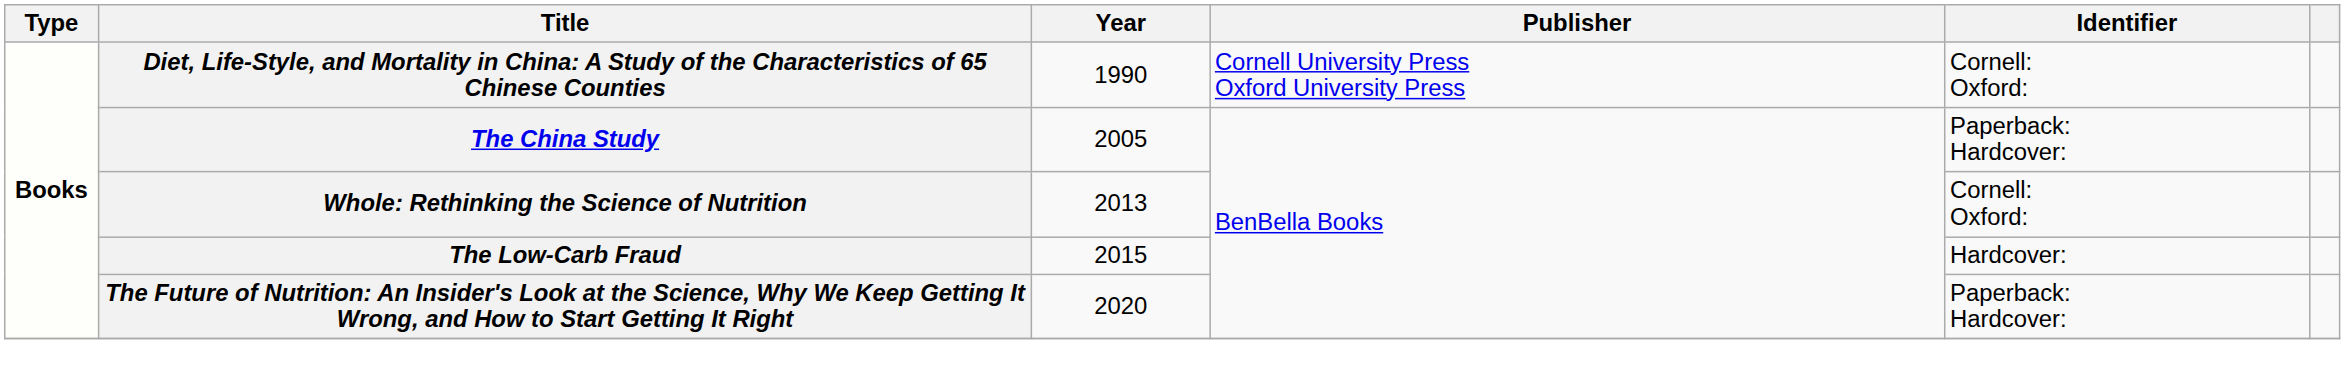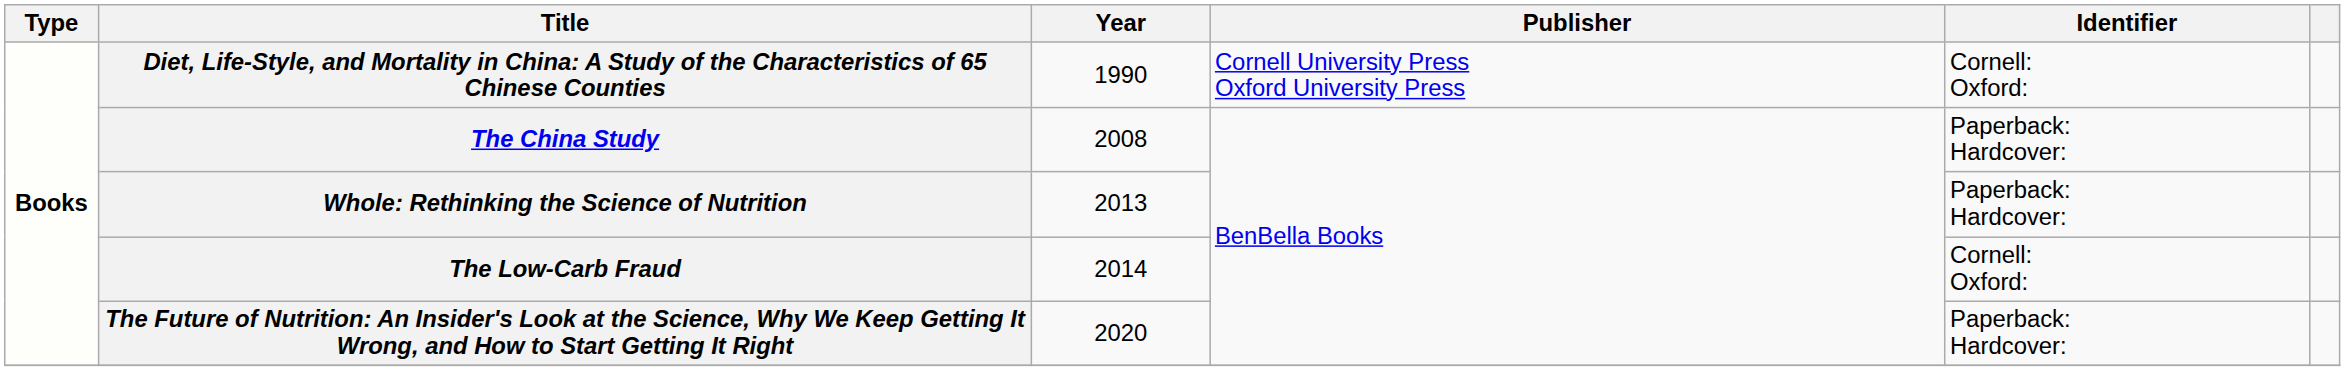(1121, 139) 2005 -> (1121, 139) 2008
(1991, 203) Cornell: Oxford: -> (2010, 203) Paperback: Hardcover:
(1121, 255) 2015 -> (1121, 268) 2014
(2008, 255) Hardcover: -> (1991, 268) Cornell: Oxford:
